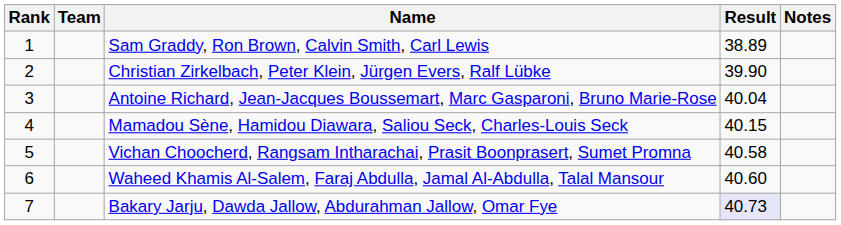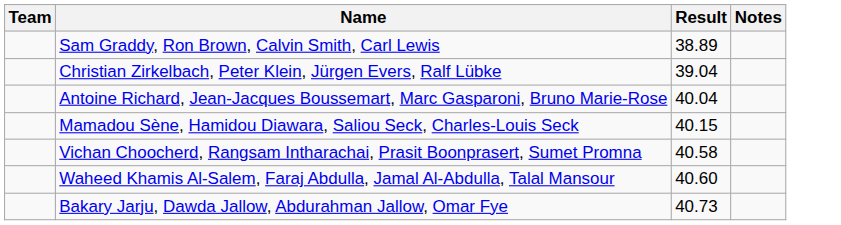- column: (29, 17)
(746, 71) 39.90 -> (696, 71) 39.04
(746, 206) lavender background -> (696, 206) no background
